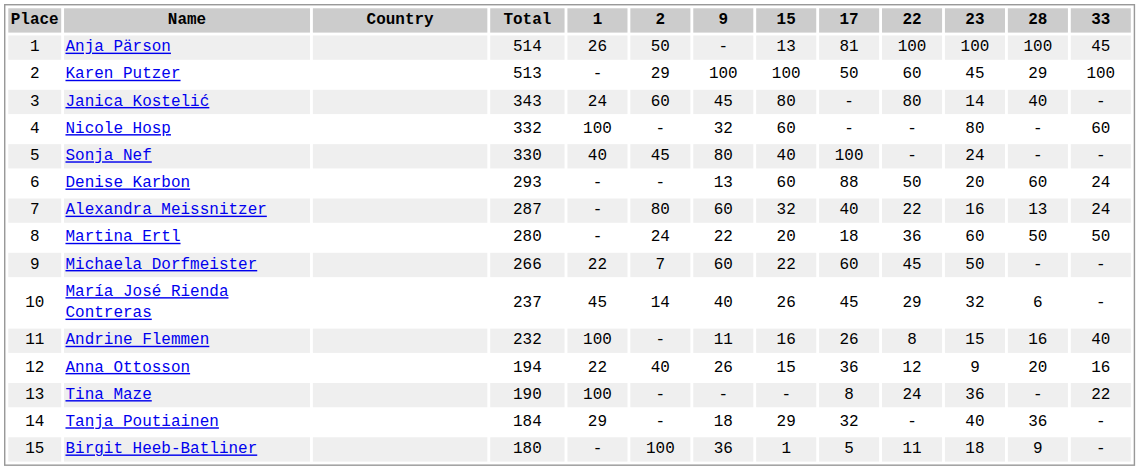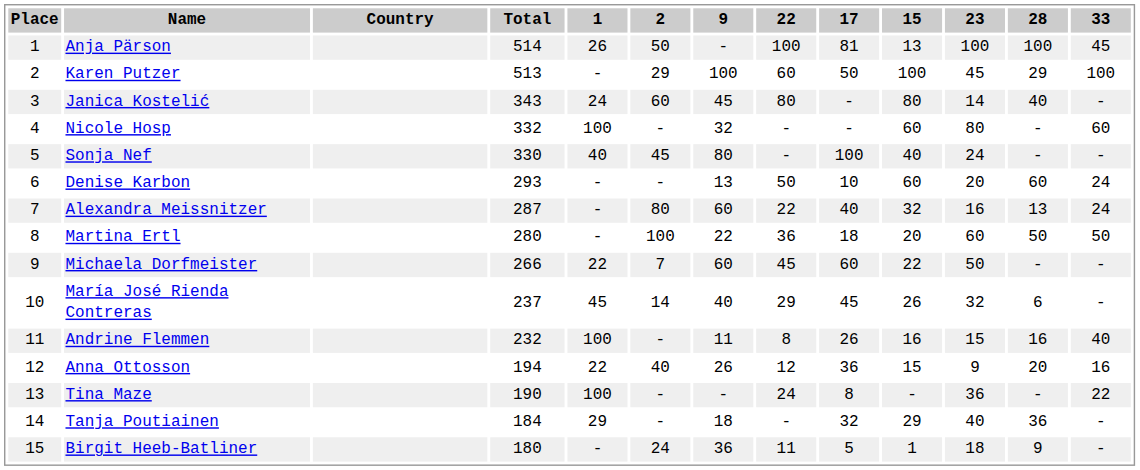columns swapped: (786, 20) <-> (912, 20)
(849, 183) 88 -> (849, 183) 10
(660, 237) 24 -> (660, 237) 100
(660, 449) 100 -> (660, 449) 24
